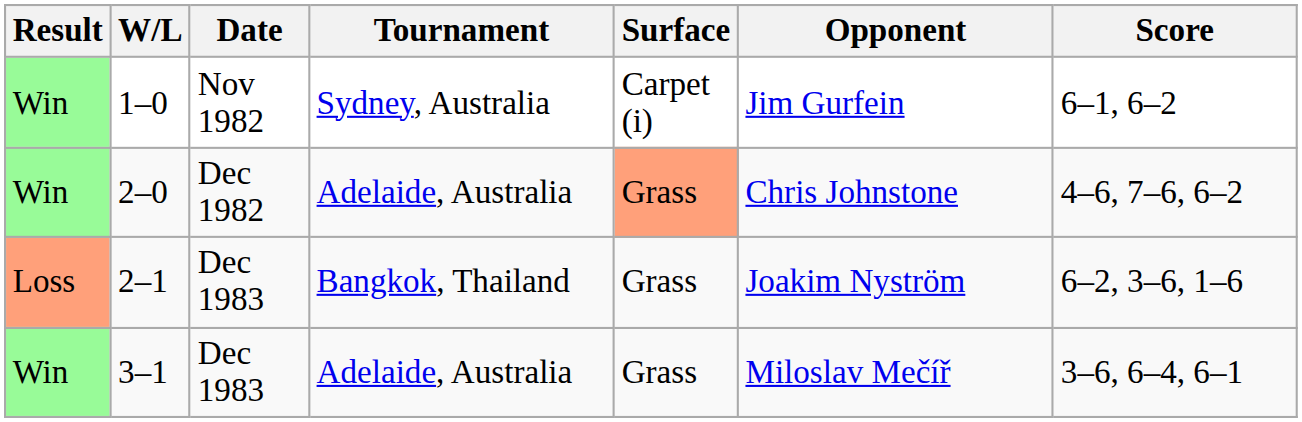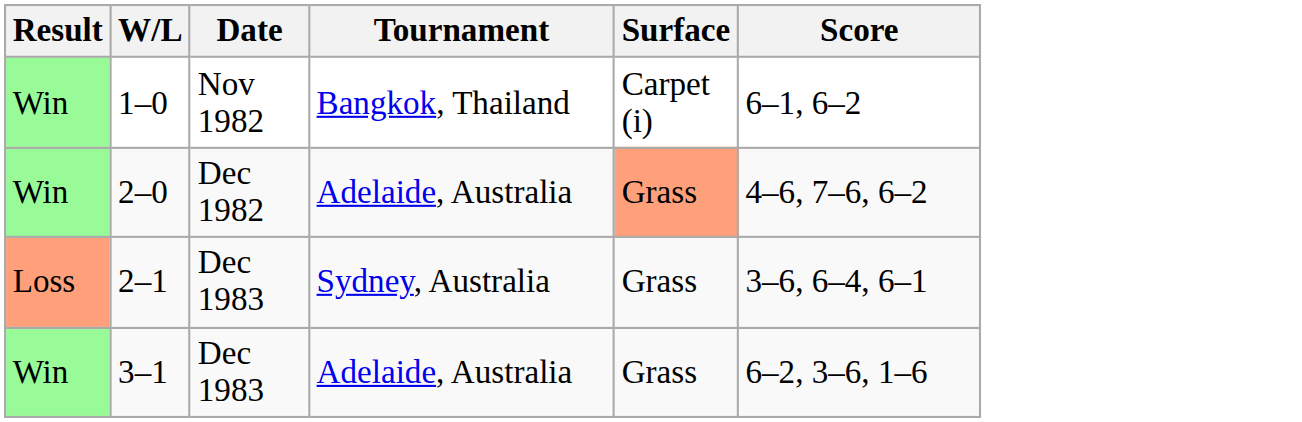- column: (896, 30)
(433, 101) Sydney, Australia -> (443, 101) Bangkok, Thailand
(443, 281) Bangkok, Thailand -> (433, 281) Sydney, Australia
(1152, 281) 6–2, 3–6, 1–6 -> (837, 281) 3–6, 6–4, 6–1
(1152, 371) 3–6, 6–4, 6–1 -> (837, 371) 6–2, 3–6, 1–6
